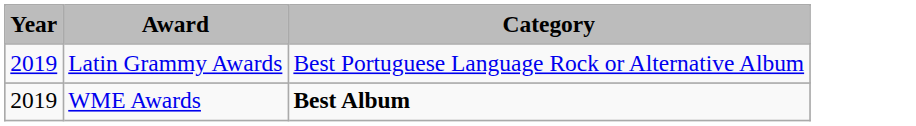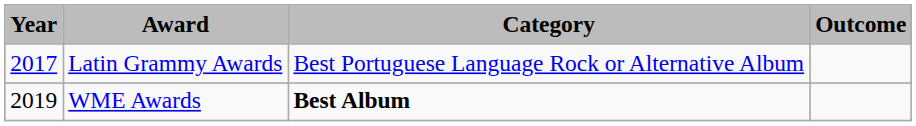+ column: (861, 24)
(34, 62) 2019 -> (34, 62) 2017
